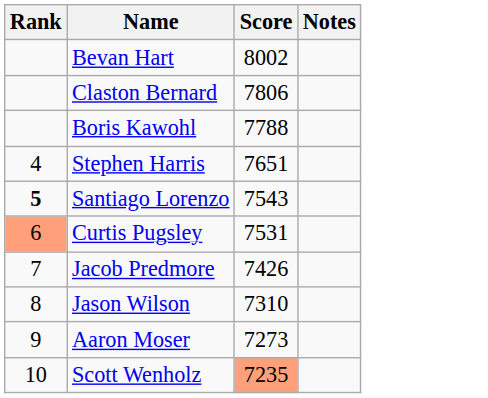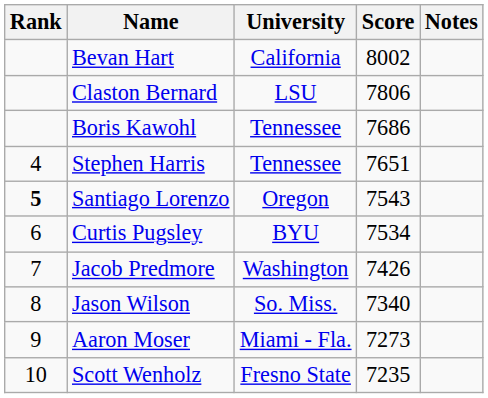+ column: (296, 22)
(266, 127) 7788 -> (388, 127) 7686
(36, 233) lightsalmon background -> (36, 233) no background
(266, 233) 7531 -> (388, 233) 7534
(266, 304) 7310 -> (388, 304) 7340
(266, 374) lightsalmon background -> (388, 374) no background
